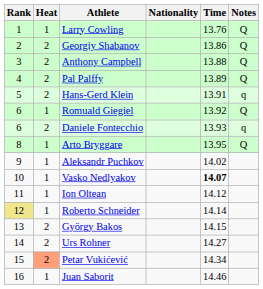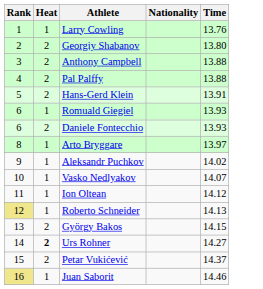- column: (244, 12)
(215, 45) 13.86 -> (215, 45) 13.80
(215, 78) 13.89 -> (215, 78) 13.88
(215, 111) 13.92 -> (215, 111) 13.93
(215, 144) 13.95 -> (215, 144) 13.97
(215, 177) bold -> (215, 177) normal
(215, 210) 14.14 -> (215, 210) 14.13
(46, 243) normal -> (46, 243) bold
(46, 260) lightsalmon background -> (46, 260) no background
(215, 260) 14.34 -> (215, 260) 14.37
(19, 276) no background -> (19, 276) khaki background
